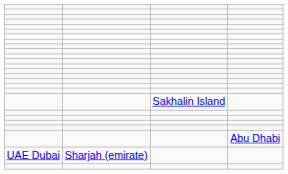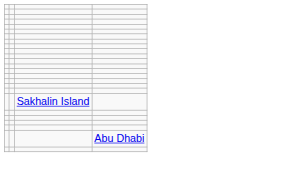- row: (33, 155)
